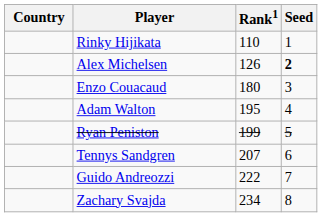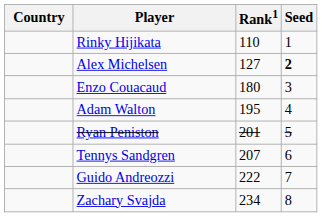(250, 64) 126 -> (250, 64) 127
(250, 132) 199 -> (250, 132) 201
